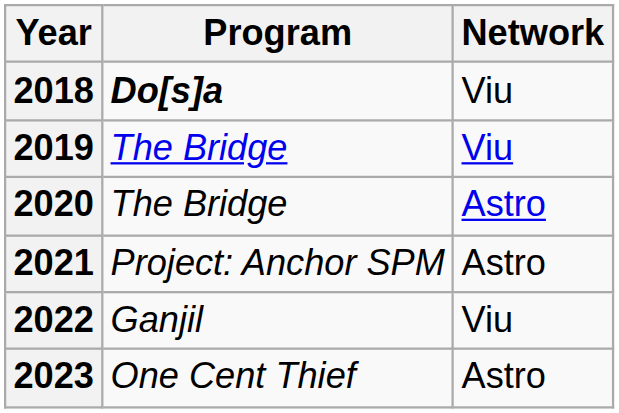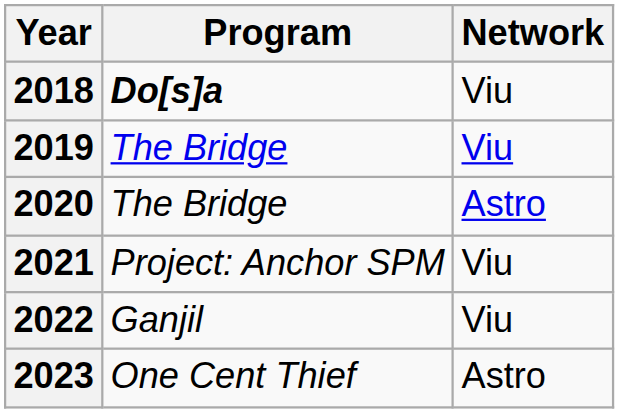(504, 262) Astro -> (487, 262) Viu
